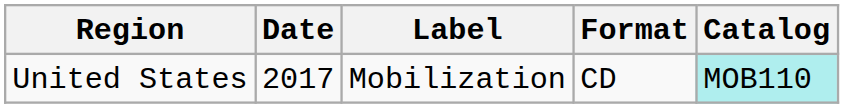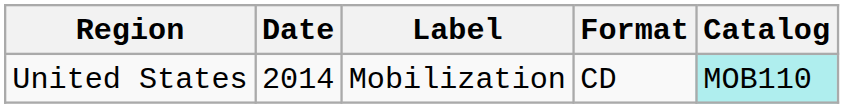(298, 79) 2017 -> (298, 79) 2014
